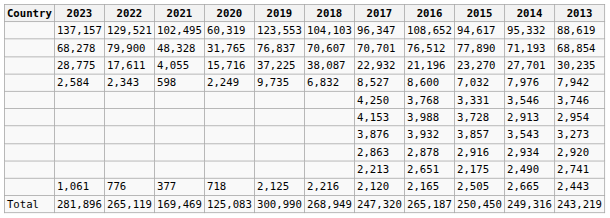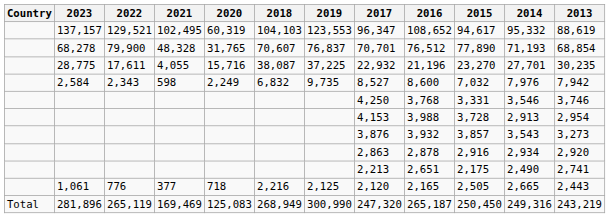columns swapped: (279, 13) <-> (329, 13)
